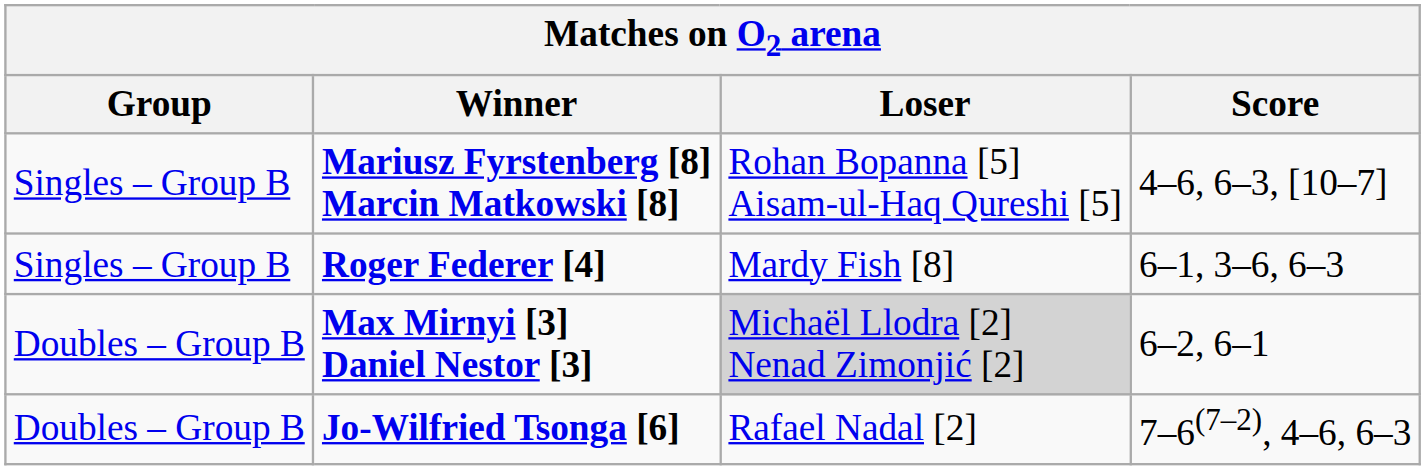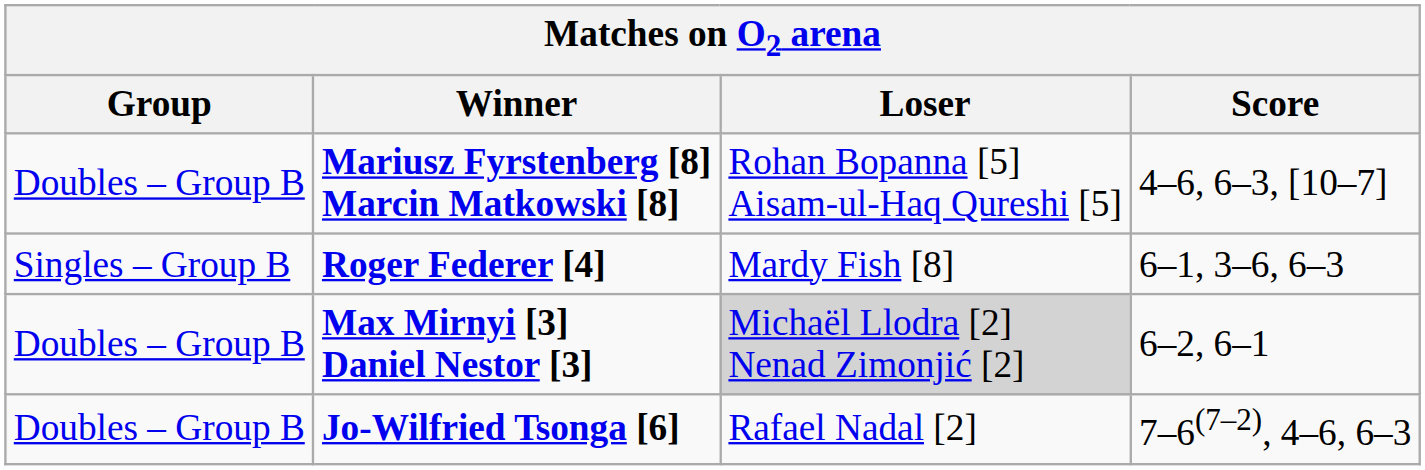(152, 183) Singles – Group B -> (159, 183) Doubles – Group B
